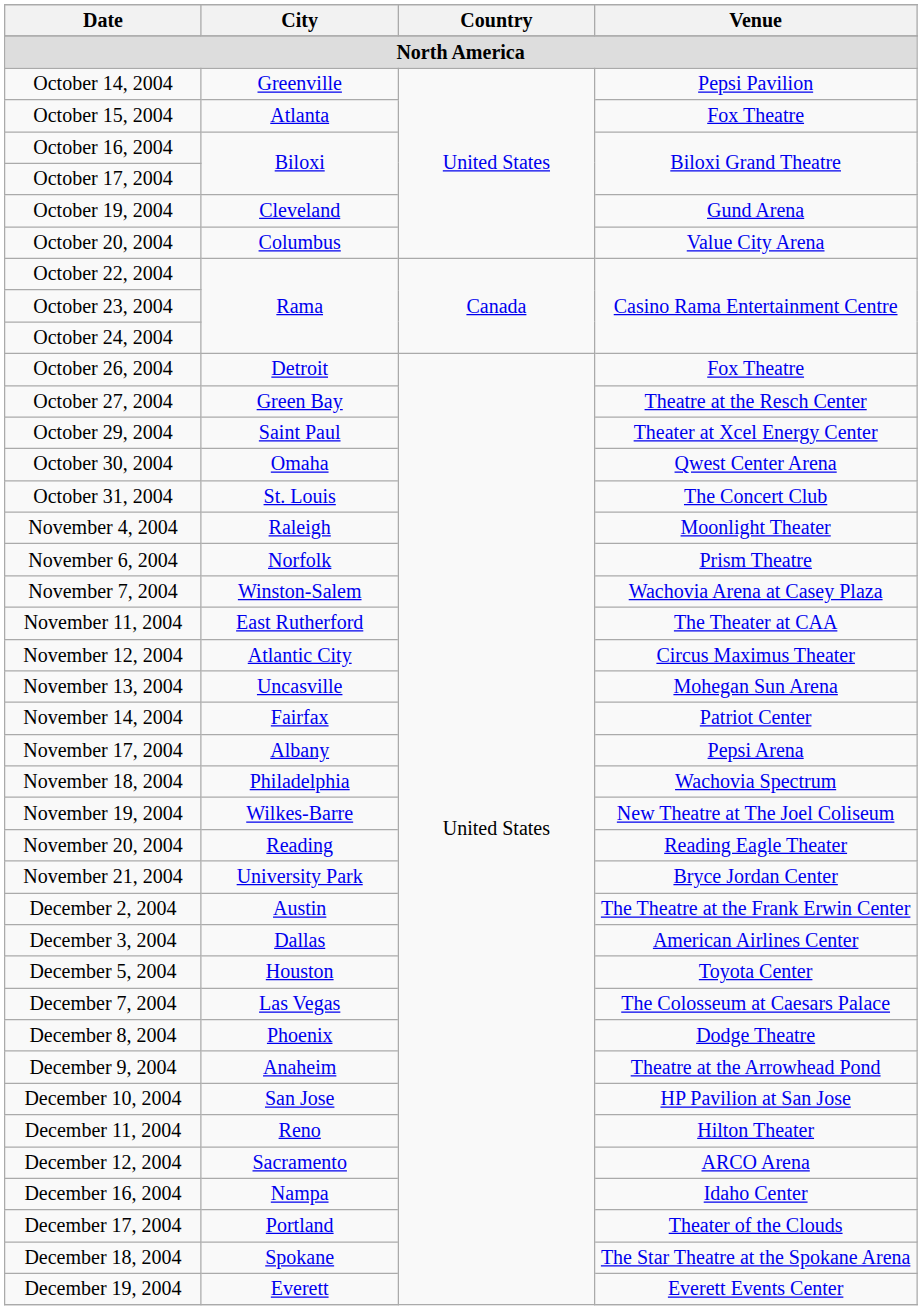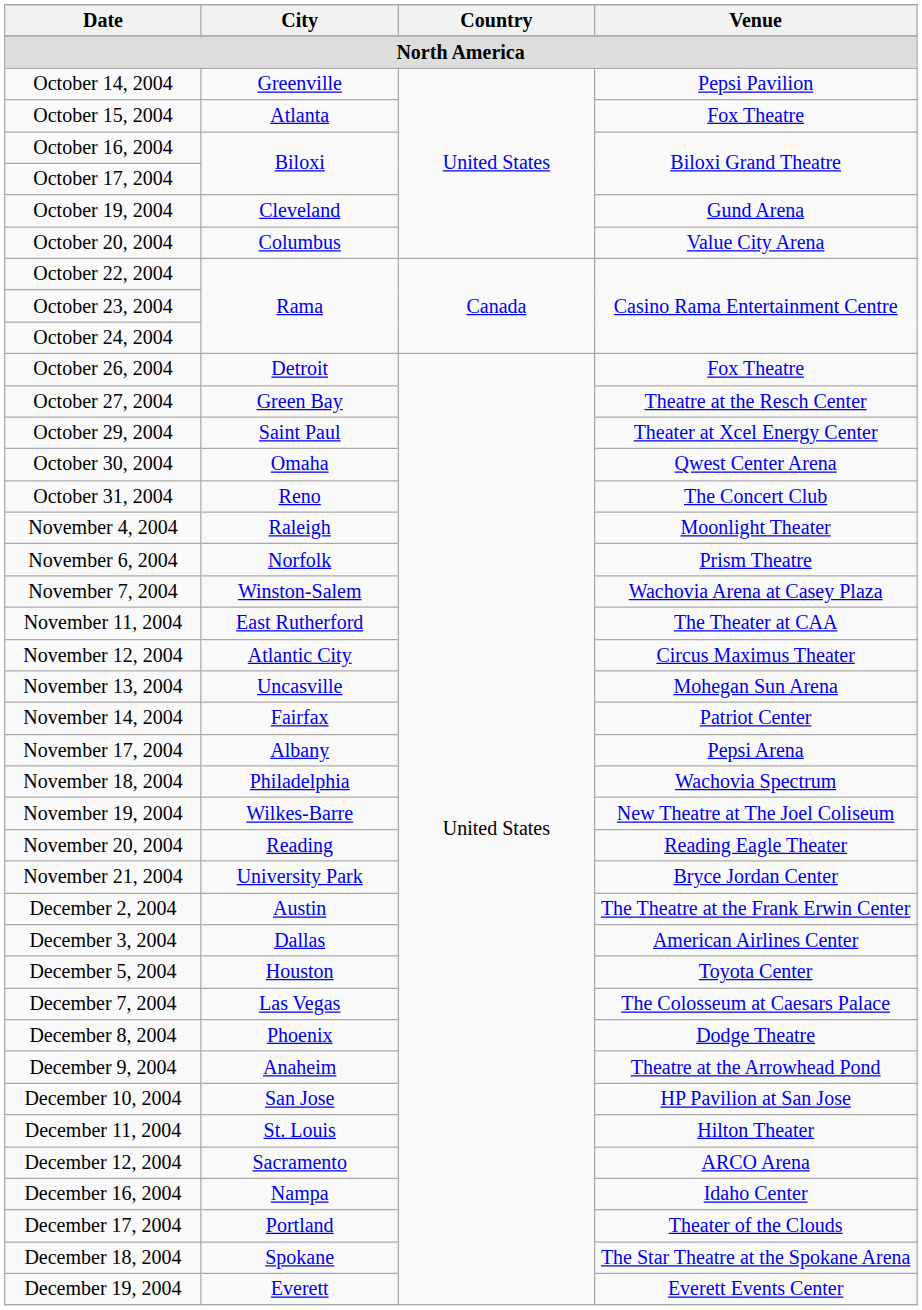(300, 496) St. Louis -> (300, 496) Reno
(300, 1130) Reno -> (300, 1130) St. Louis
